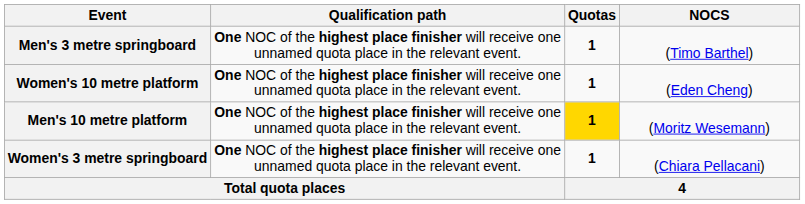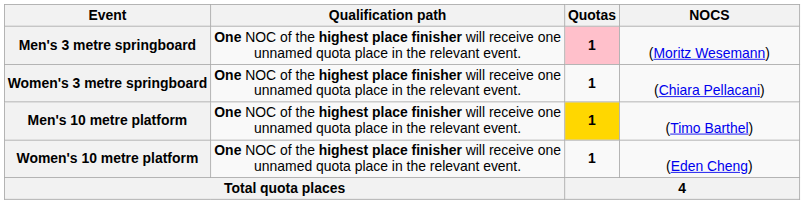(592, 45) no background -> (592, 45) pink background
(709, 53) (Timo Barthel) -> (709, 53) (Moritz Wesemann)
rows swapped: (107, 158) <-> (107, 83)
(709, 128) (Moritz Wesemann) -> (709, 128) (Timo Barthel)
